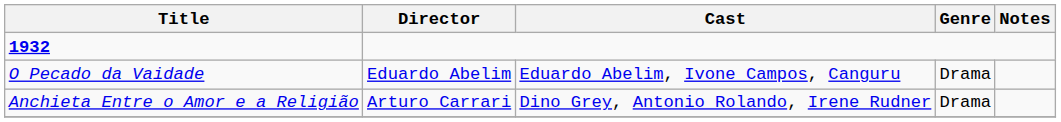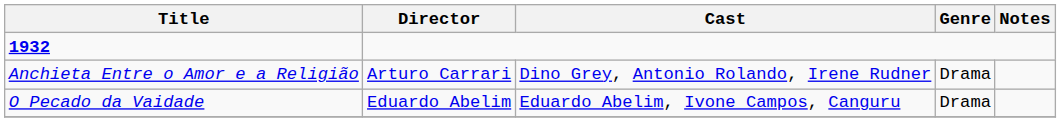rows swapped: (184, 103) <-> (107, 75)
